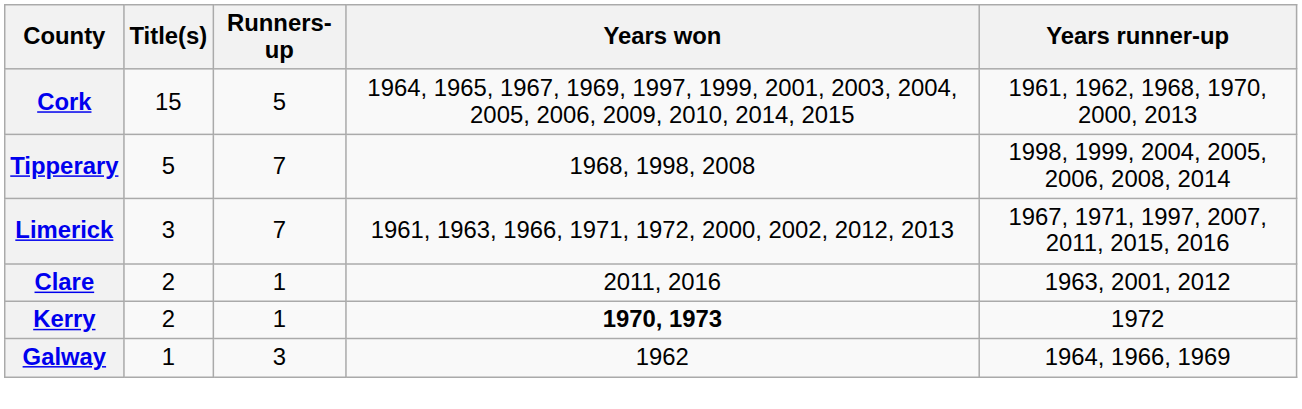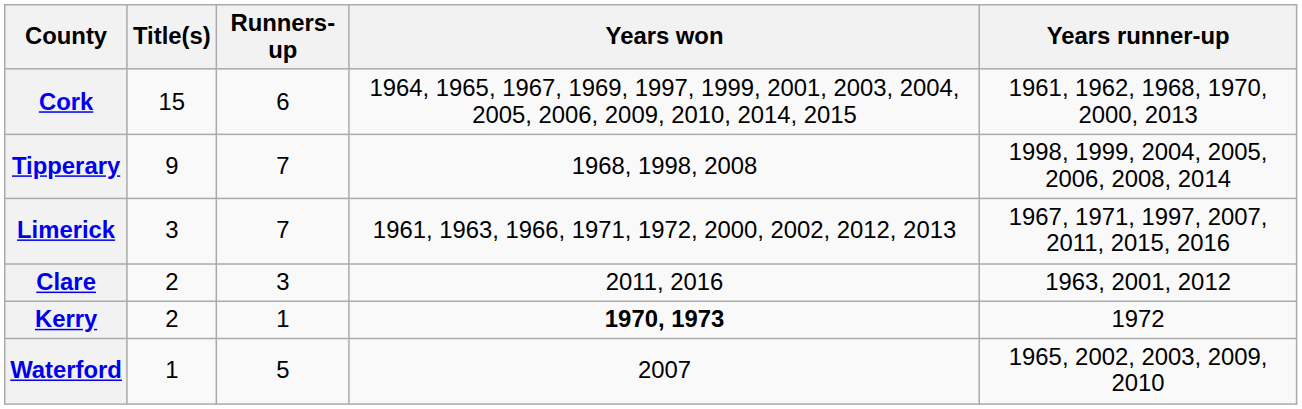(279, 101) 5 -> (283, 101) 6
(168, 166) 5 -> (172, 166) 9
(279, 281) 1 -> (283, 281) 3
+ row: (66, 370)
- row: (64, 357)
